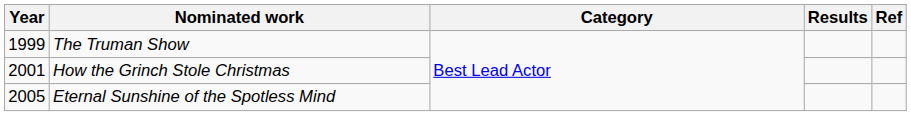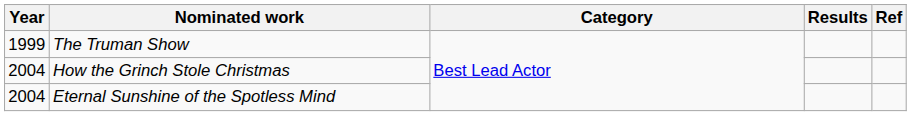(27, 70) 2001 -> (27, 70) 2004
(27, 96) 2005 -> (27, 96) 2004
